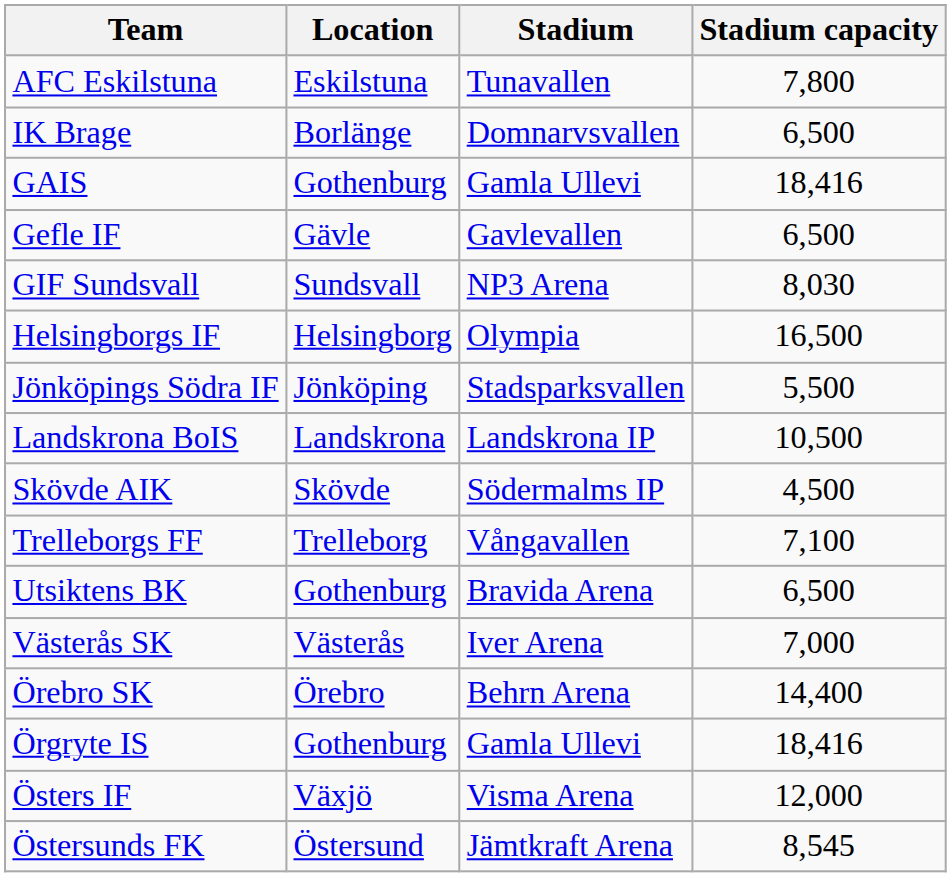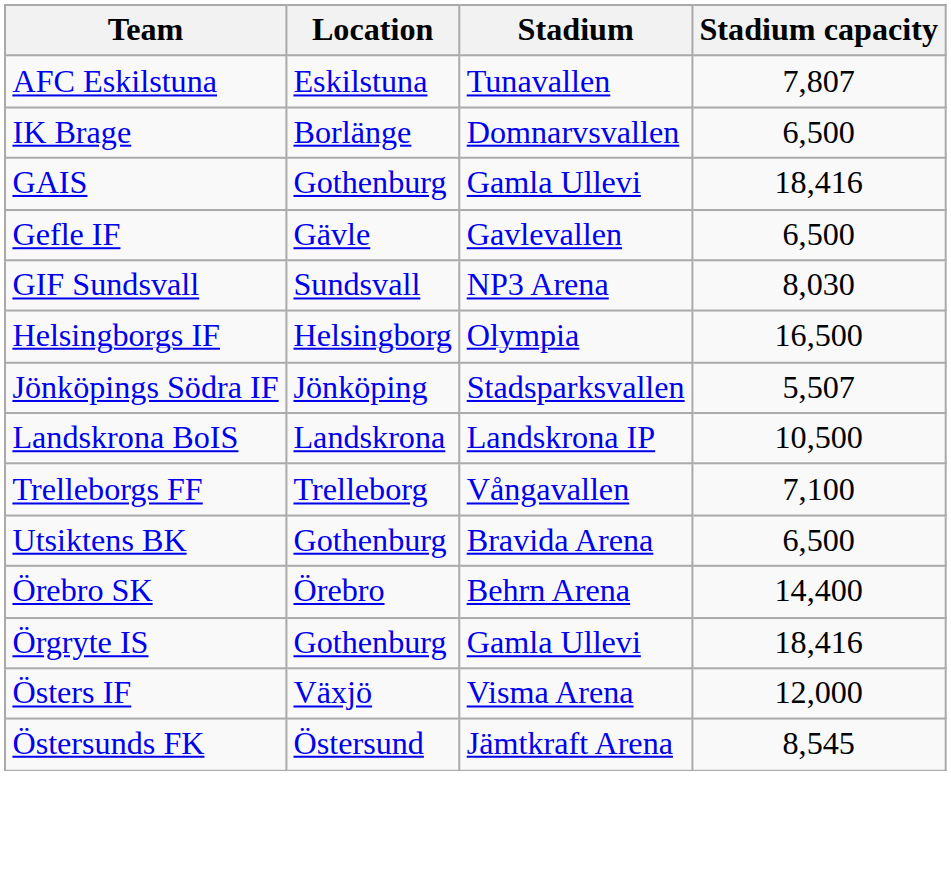(819, 81) 7,800 -> (819, 81) 7,807
(819, 387) 5,500 -> (819, 387) 5,507
- row: (92, 489)
- row: (92, 642)
